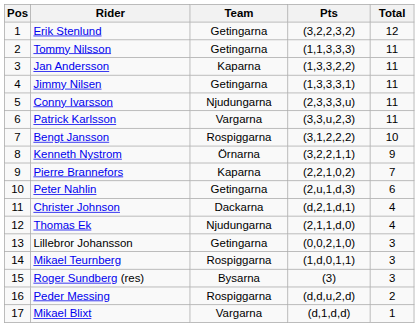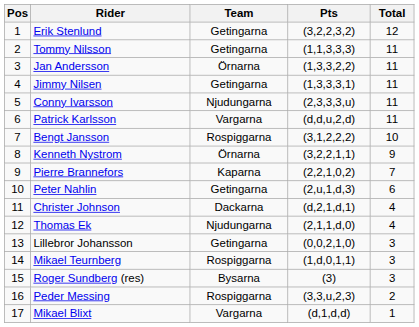(239, 66) Kaparna -> (239, 66) Örnarna
(329, 119) (3,3,u,2,3) -> (329, 119) (d,d,u,2,d)
(329, 296) (d,d,u,2,d) -> (329, 296) (3,3,u,2,3)
